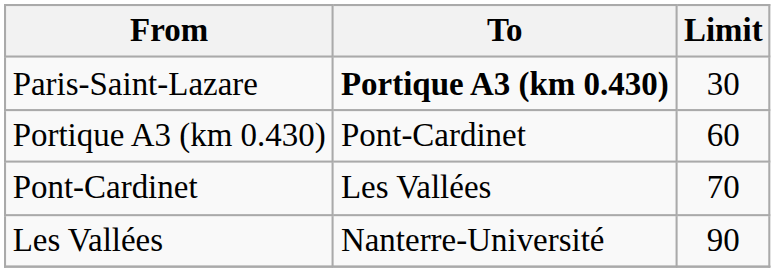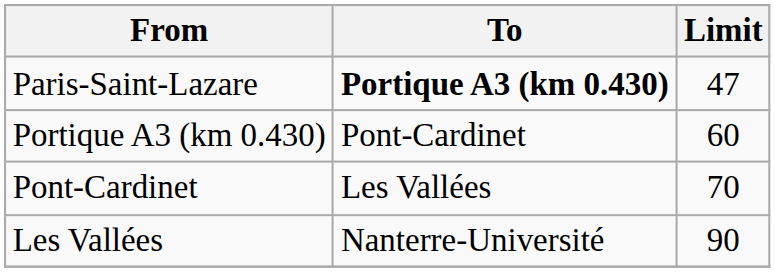(723, 82) 30 -> (723, 82) 47
